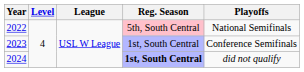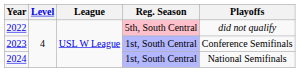(252, 28) National Semifinals -> (247, 28) did not qualify
(163, 59) bold -> (161, 59) normal
(252, 59) did not qualify -> (247, 59) National Semifinals
